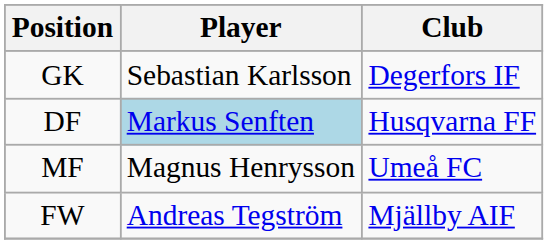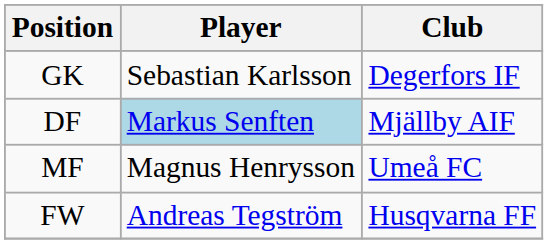(452, 121) Husqvarna FF -> (442, 121) Mjällby AIF
(442, 214) Mjällby AIF -> (452, 214) Husqvarna FF
